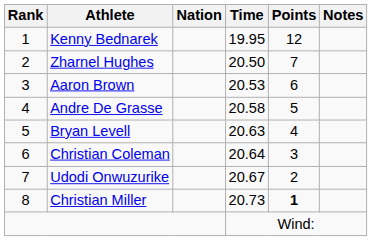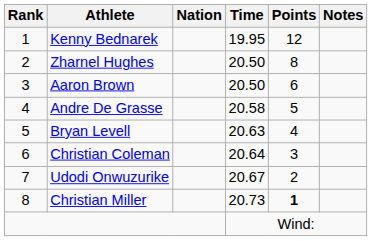(294, 62) 7 -> (294, 62) 8
(247, 85) 20.53 -> (247, 85) 20.50
